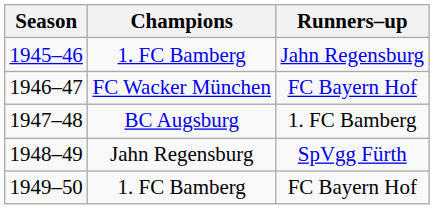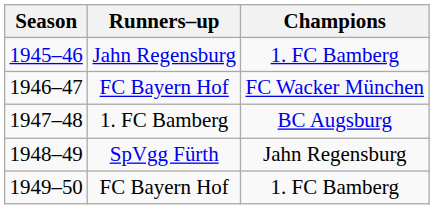columns swapped: (182, 21) <-> (352, 21)
